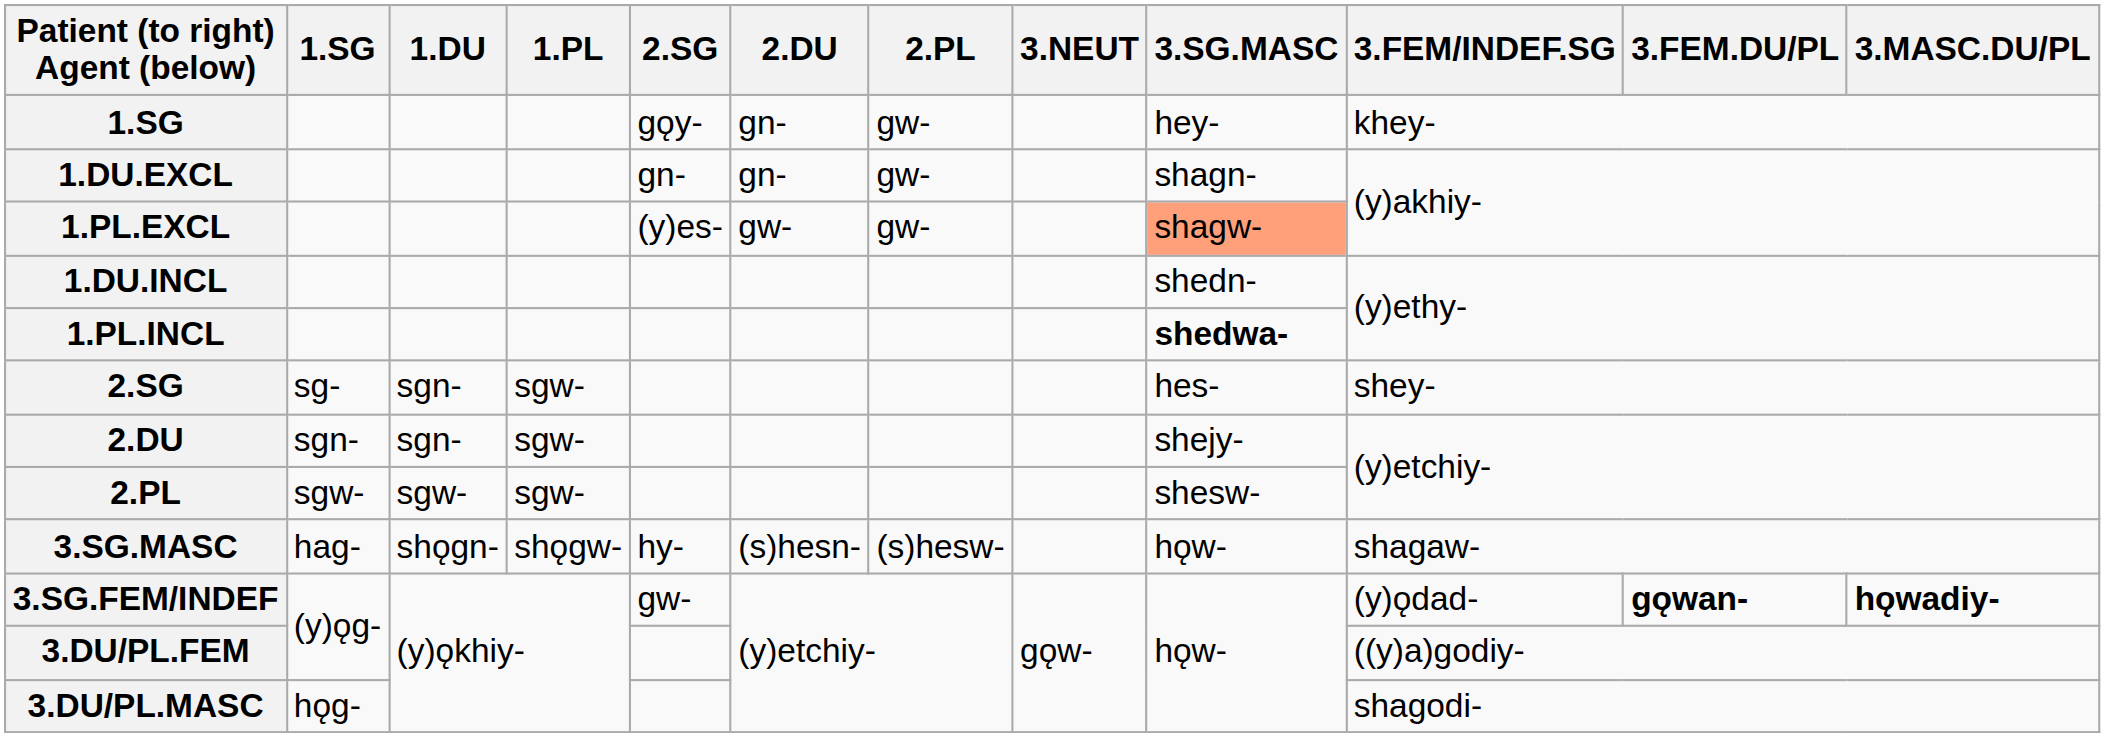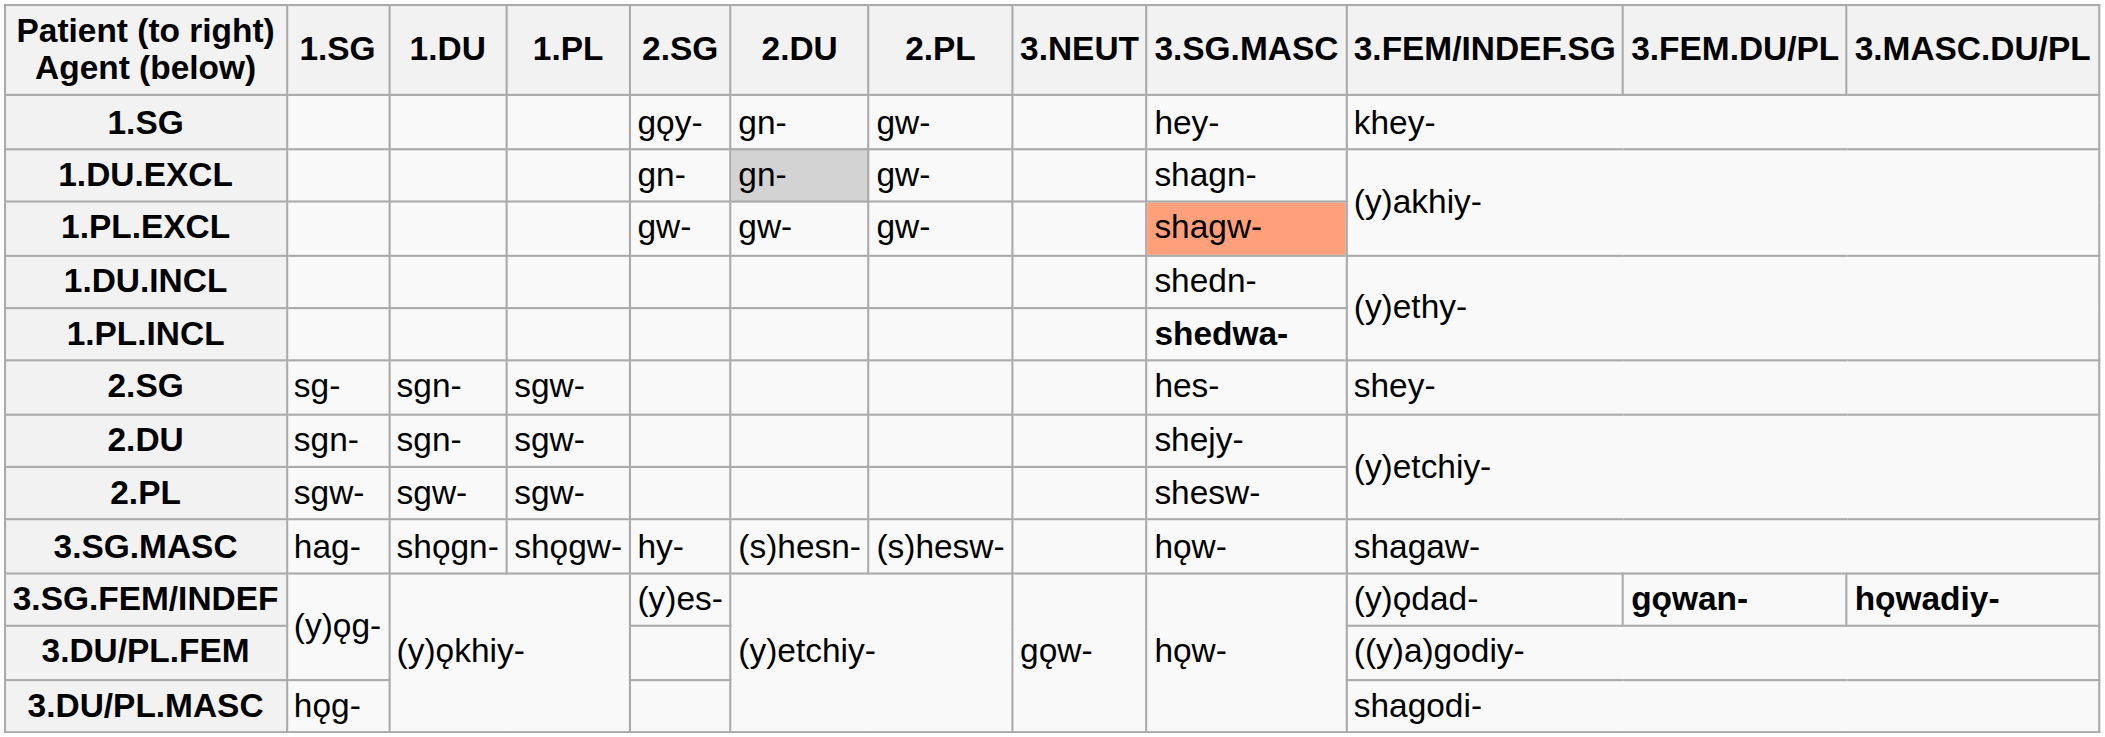(763, 174) no background -> (763, 174) lightgrey background
(680, 227) (y)es- -> (664, 227) gw-
(664, 598) gw- -> (680, 598) (y)es-
